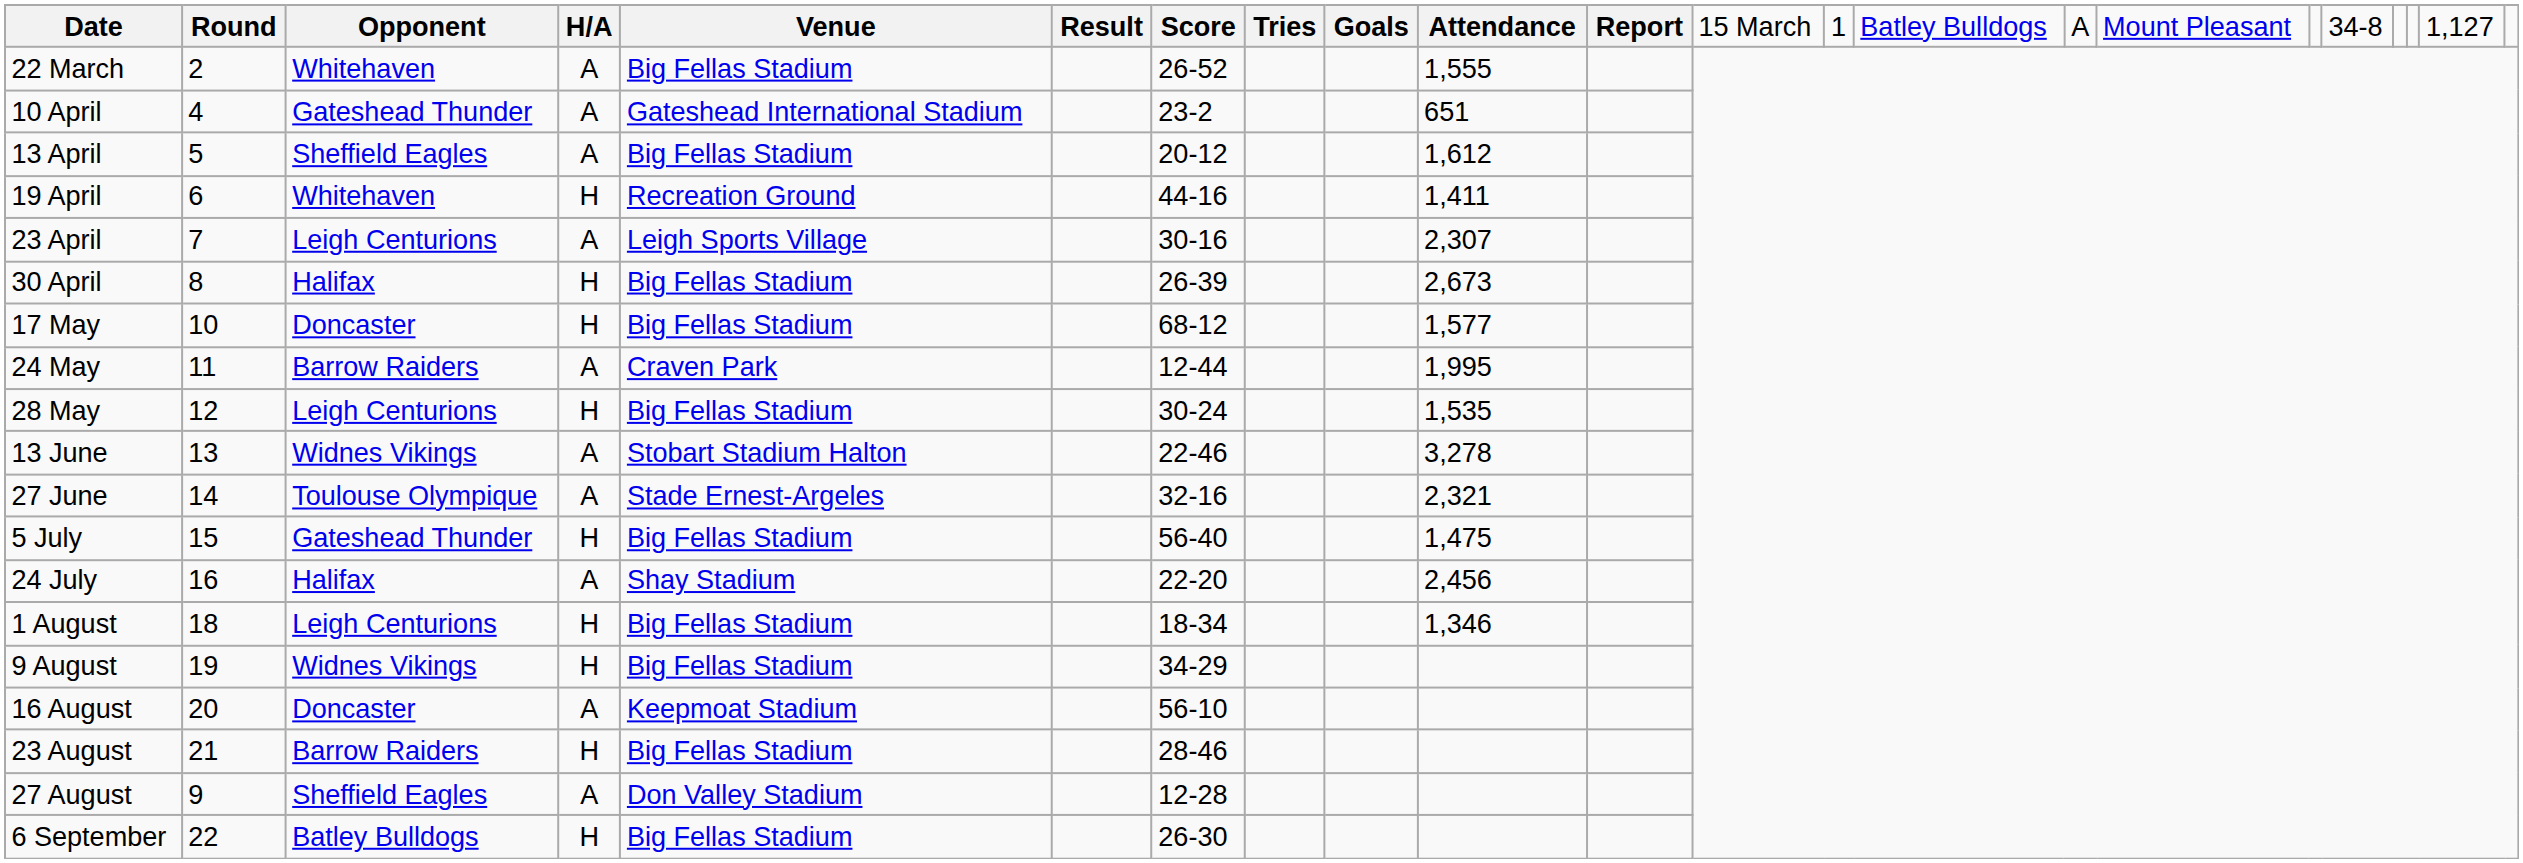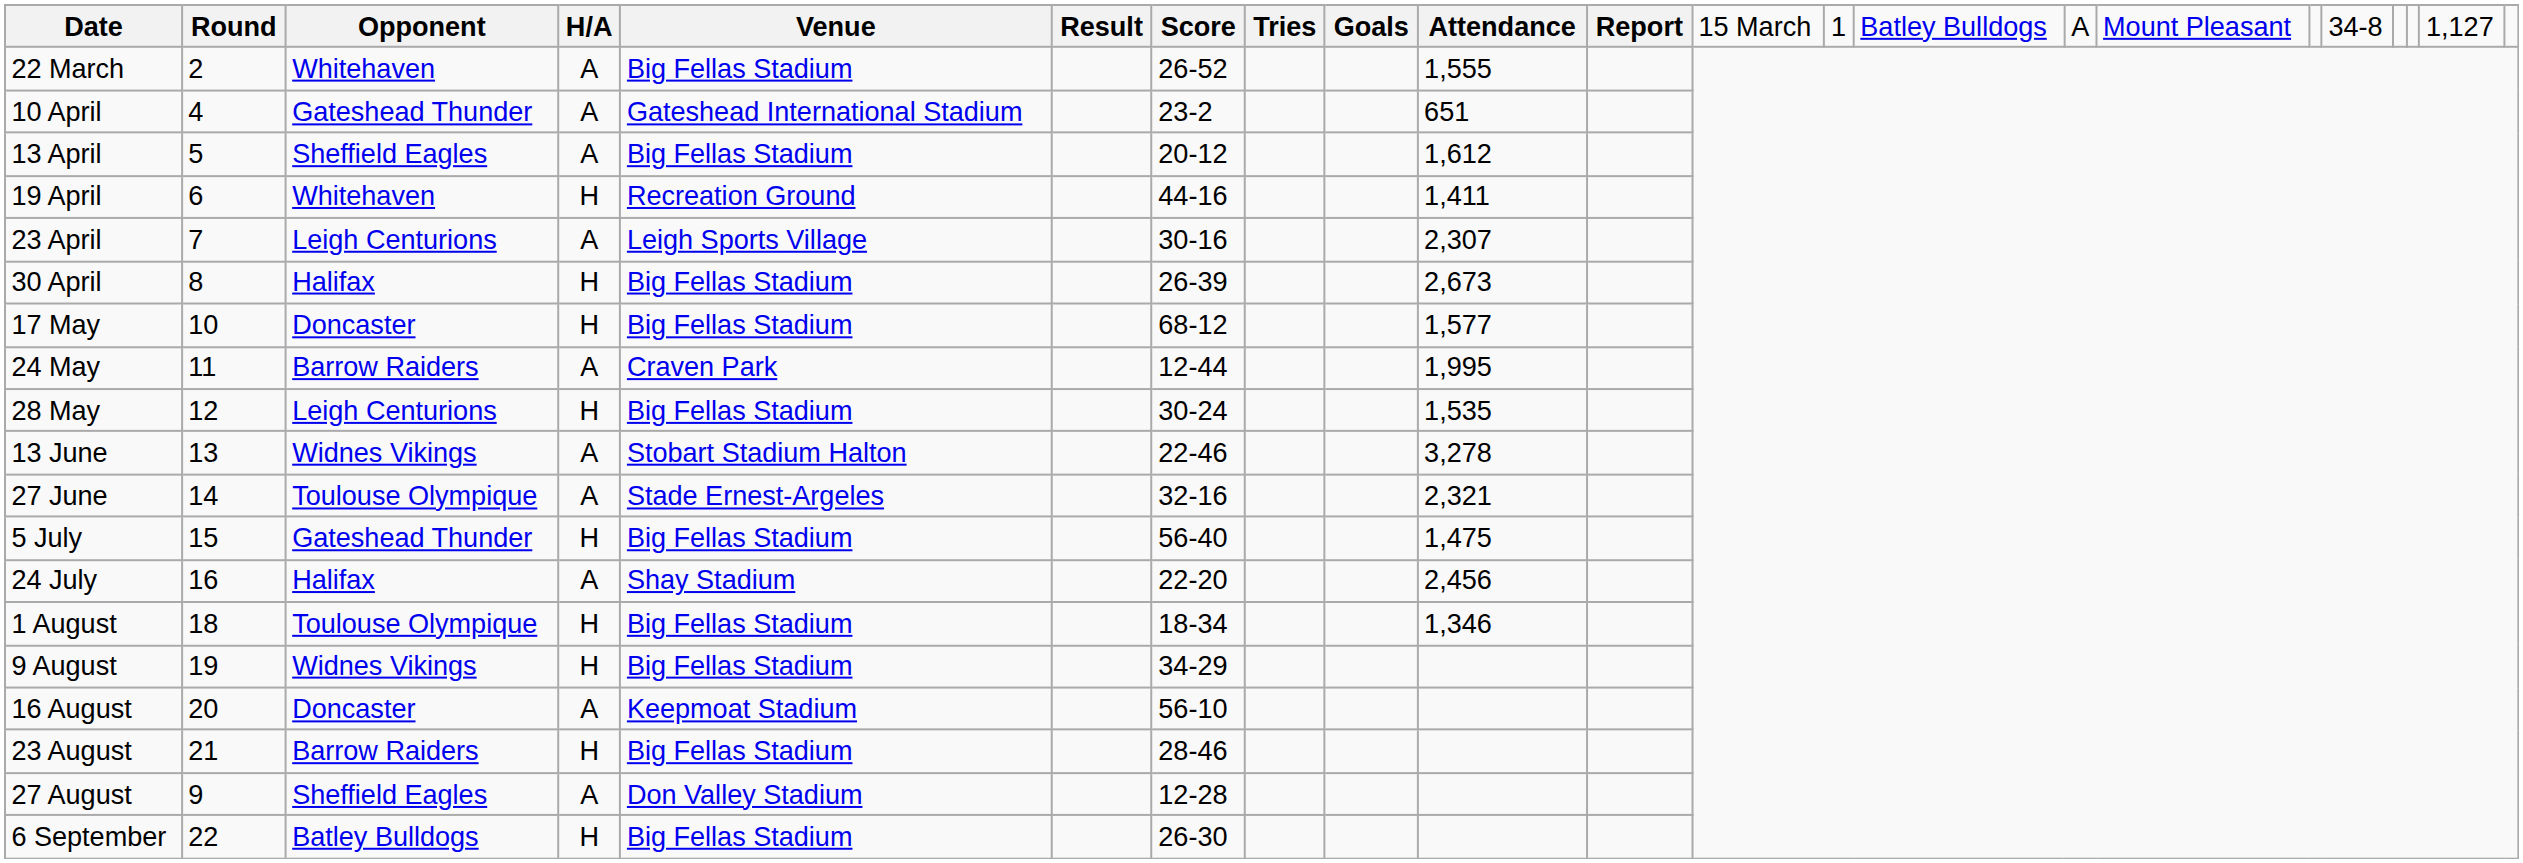(394, 623) Leigh Centurions -> (415, 623) Toulouse Olympique
